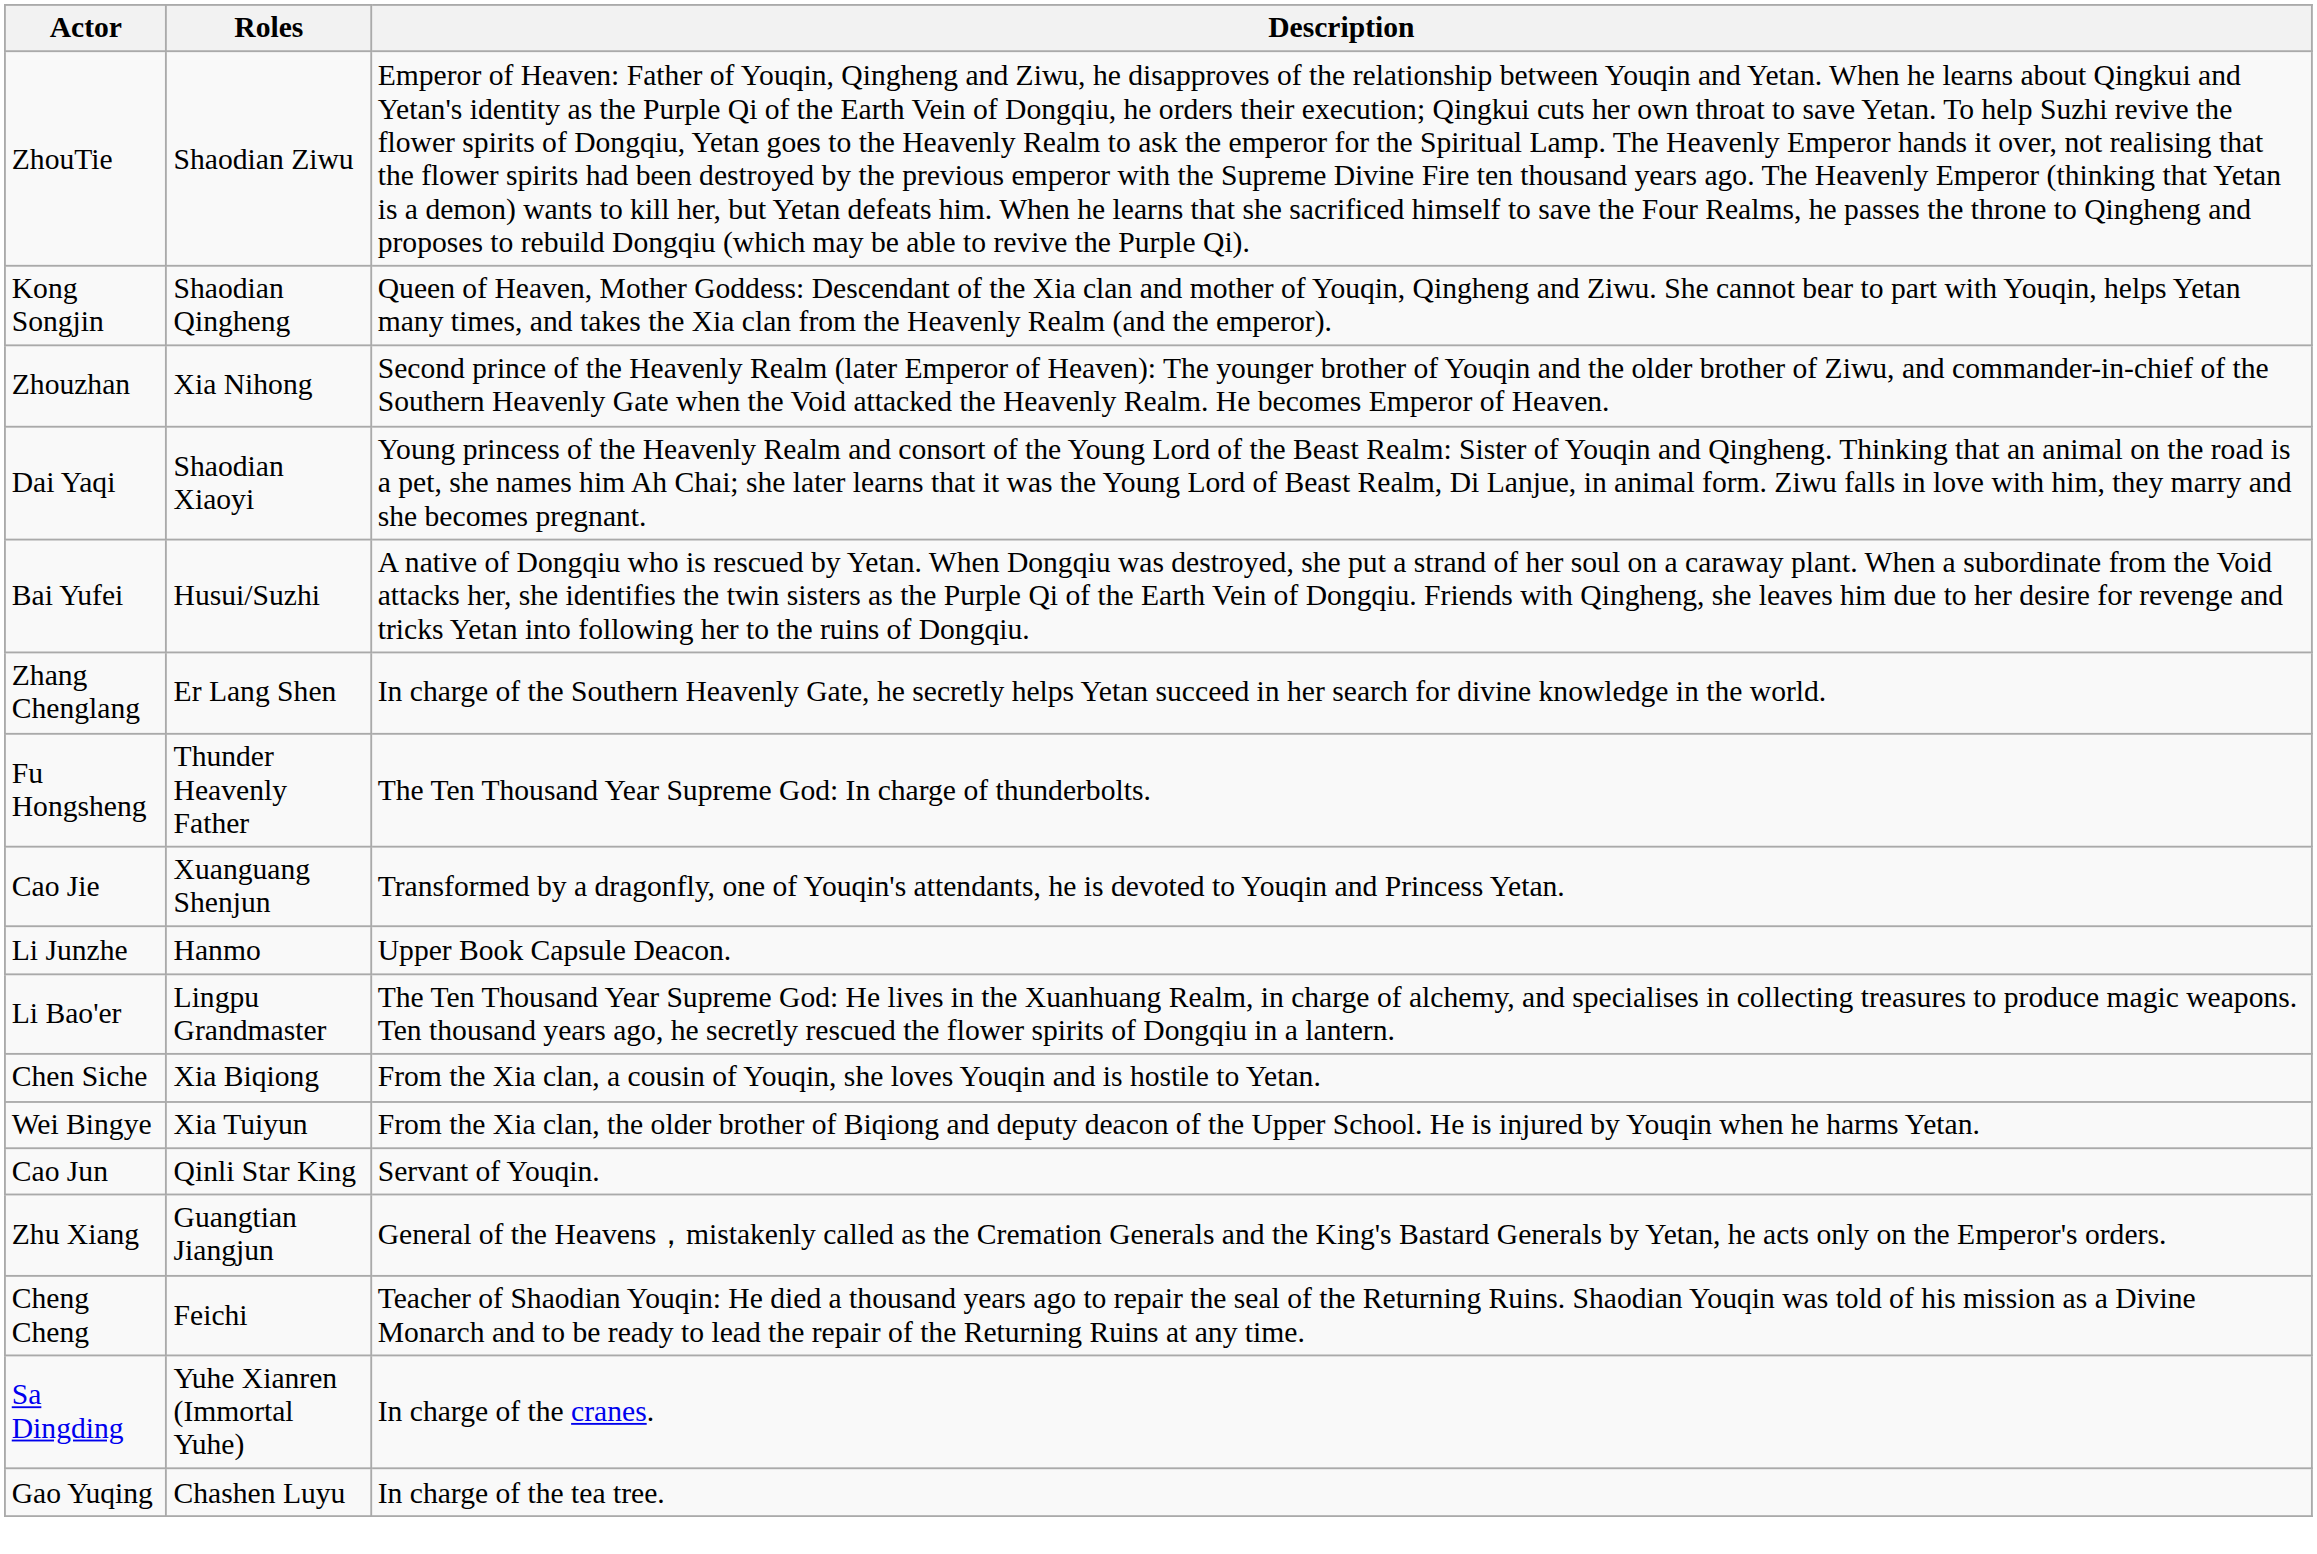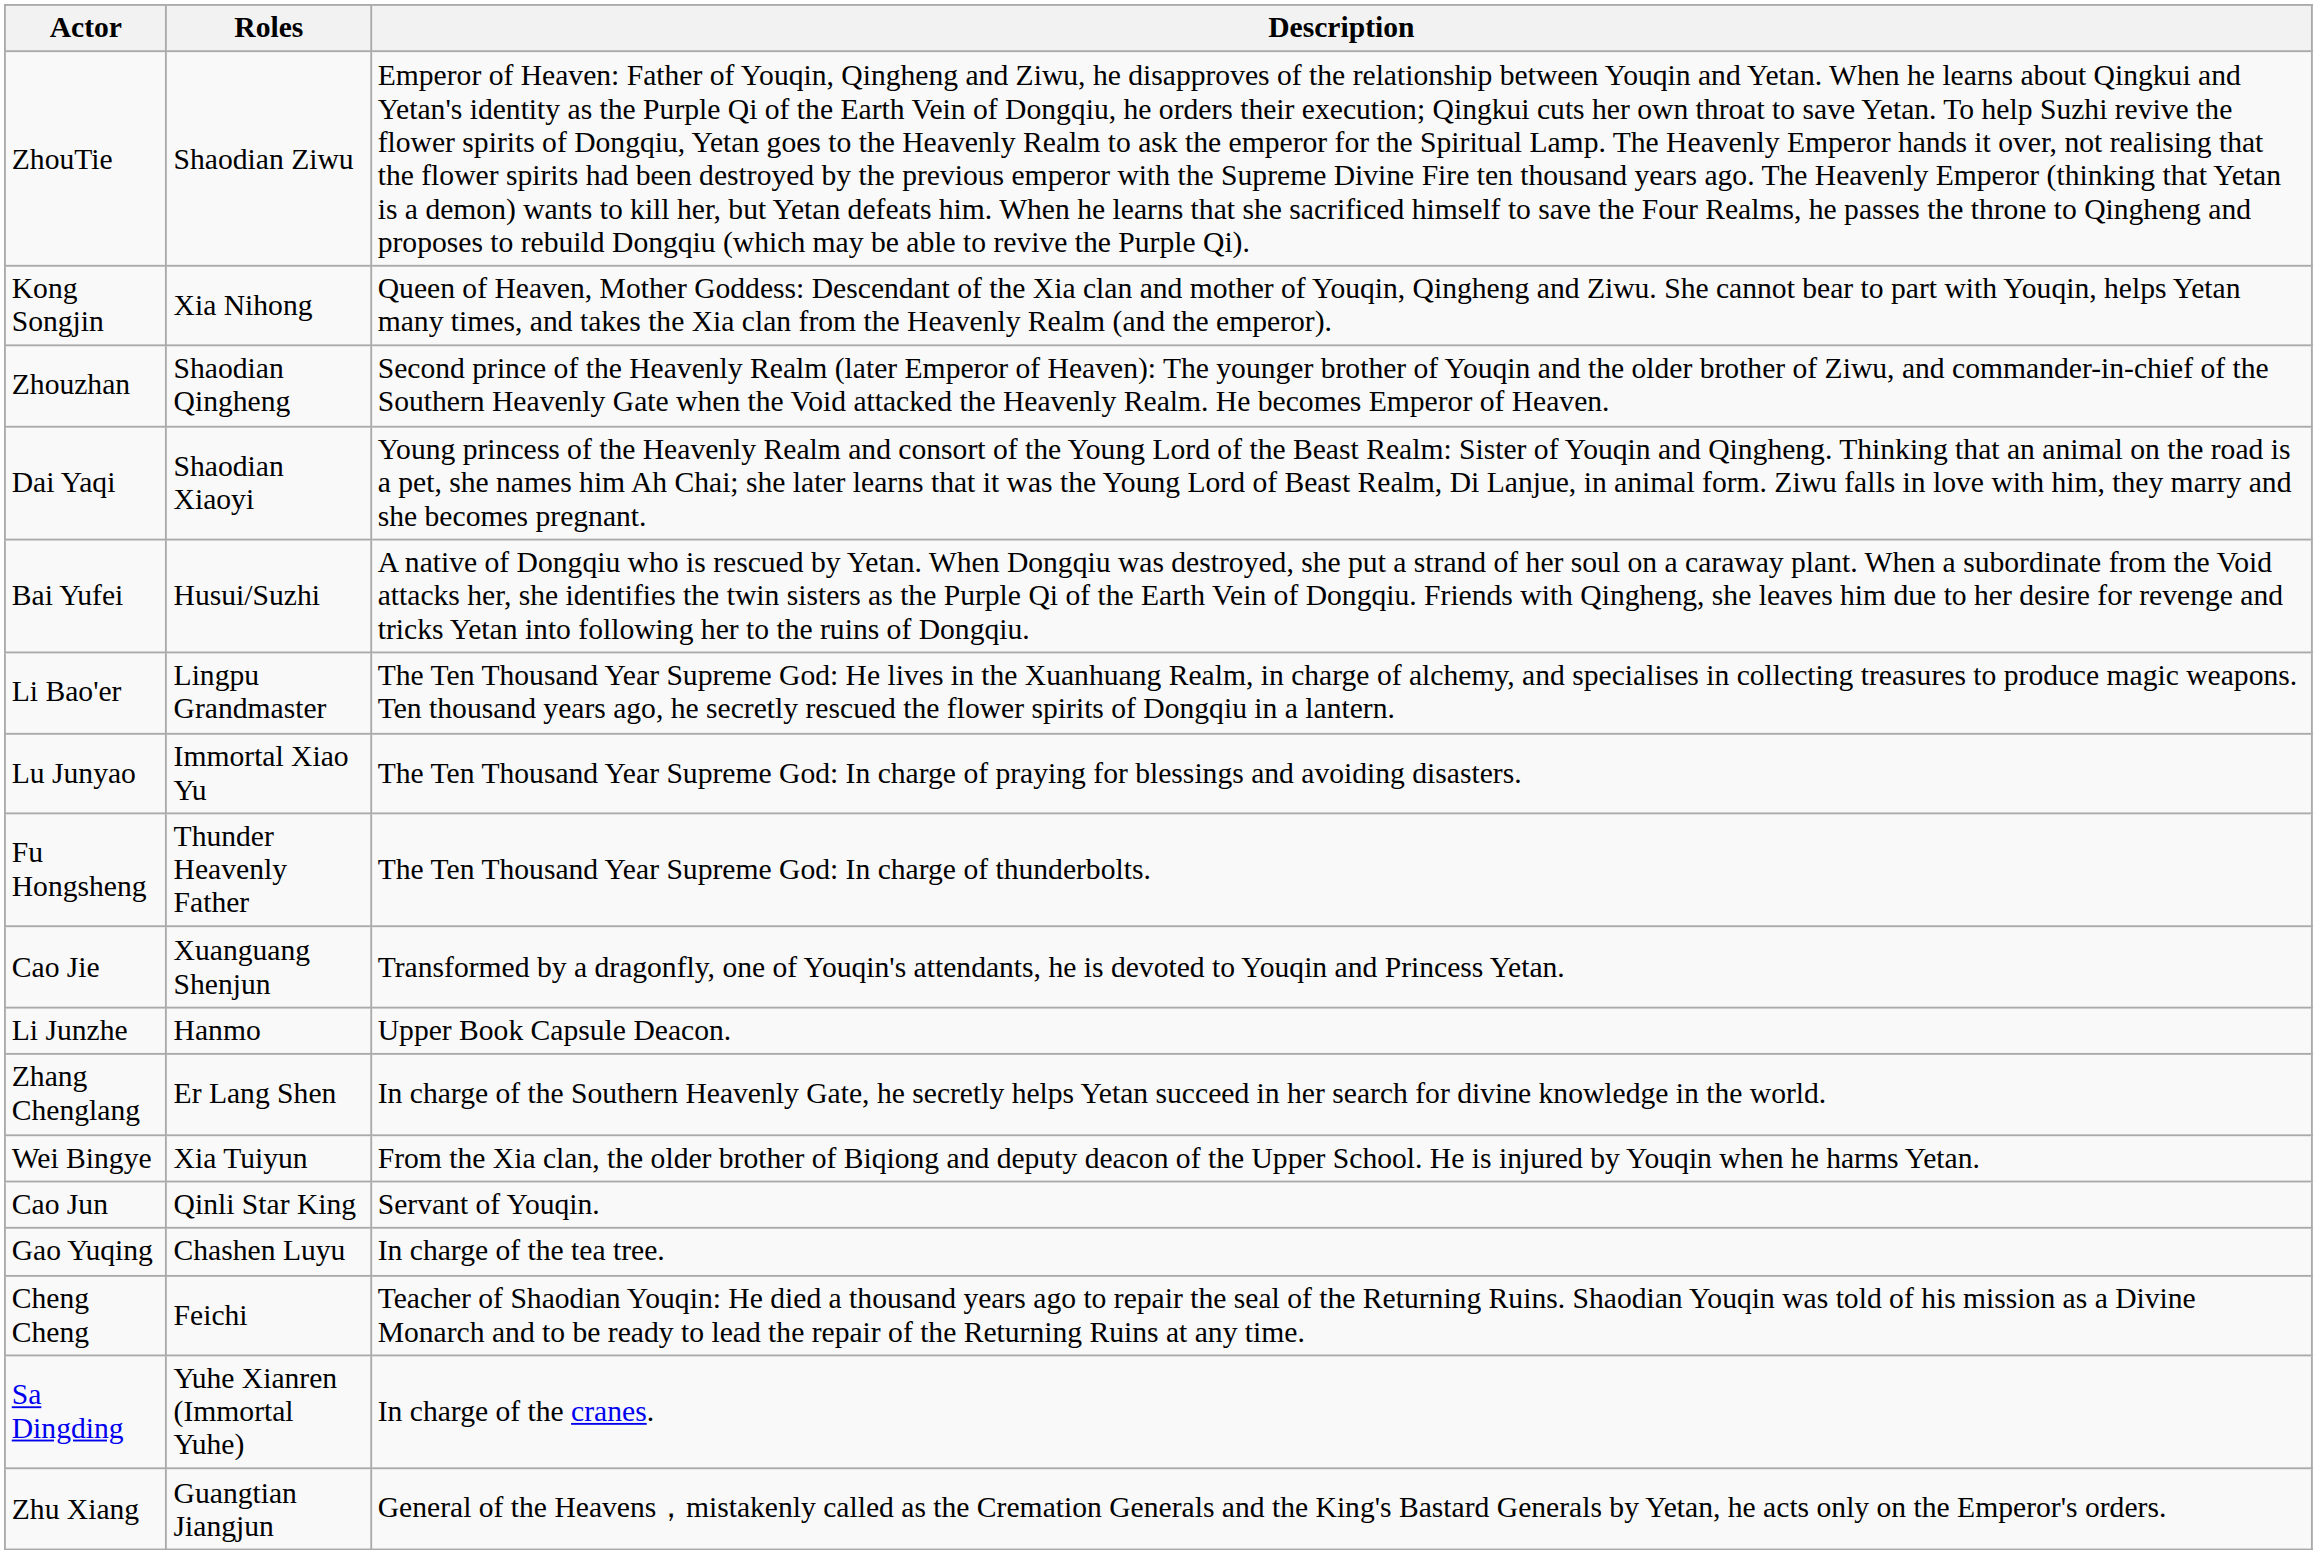(232, 305) Shaodian Qingheng -> (243, 305) Xia Nihong
(243, 385) Xia Nihong -> (232, 385) Shaodian Qingheng
rows swapped: (67, 1013) <-> (76, 692)
+ row: (74, 772)
- row: (80, 1077)
rows swapped: (75, 1234) <-> (82, 1492)
